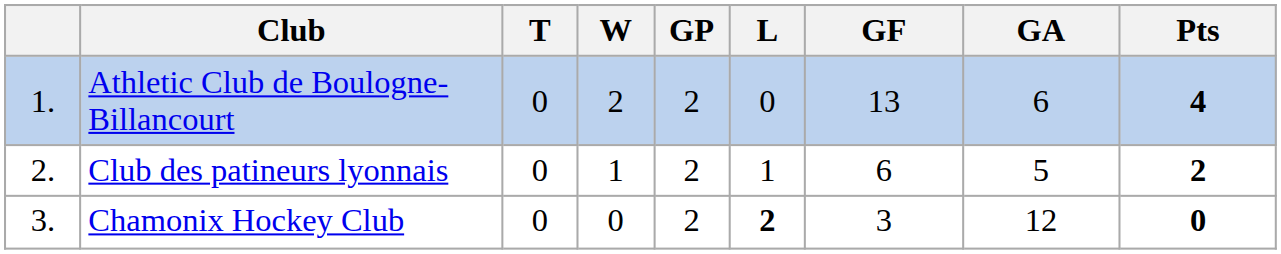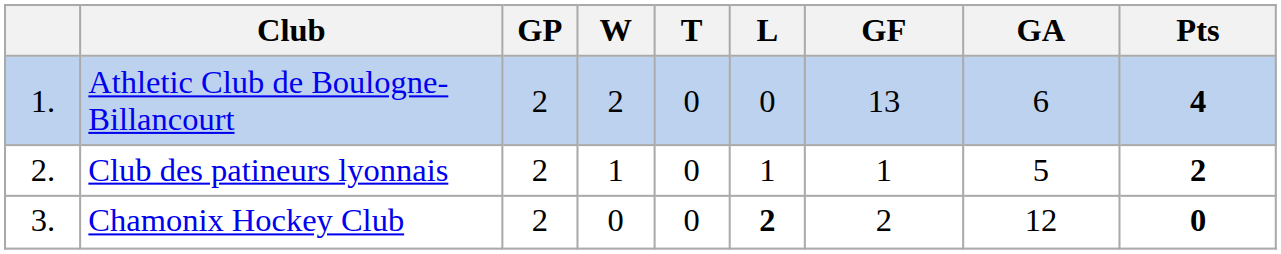columns swapped: (692, 30) <-> (540, 30)
(884, 169) 6 -> (884, 169) 1
(884, 221) 3 -> (884, 221) 2
